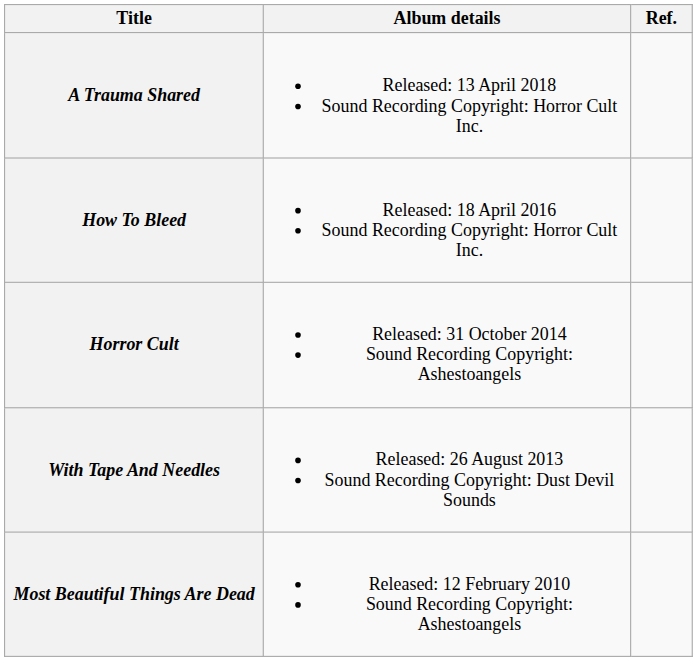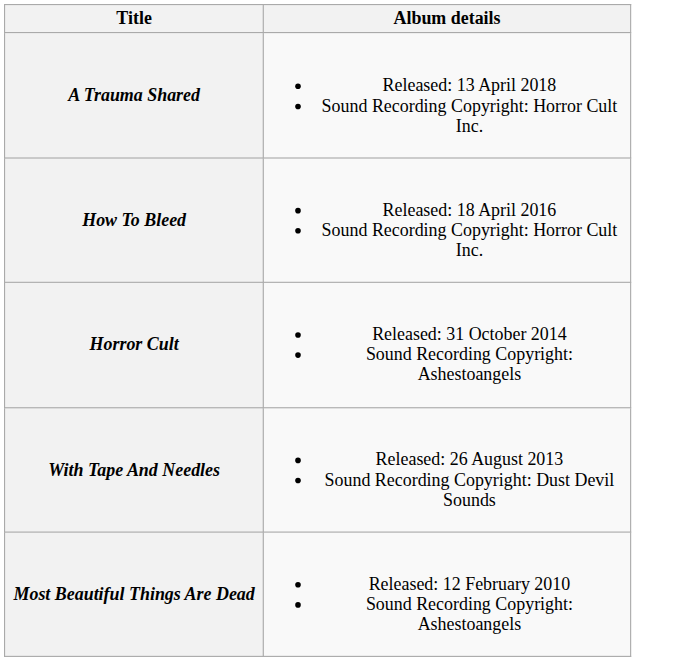- column: (661, 18)
